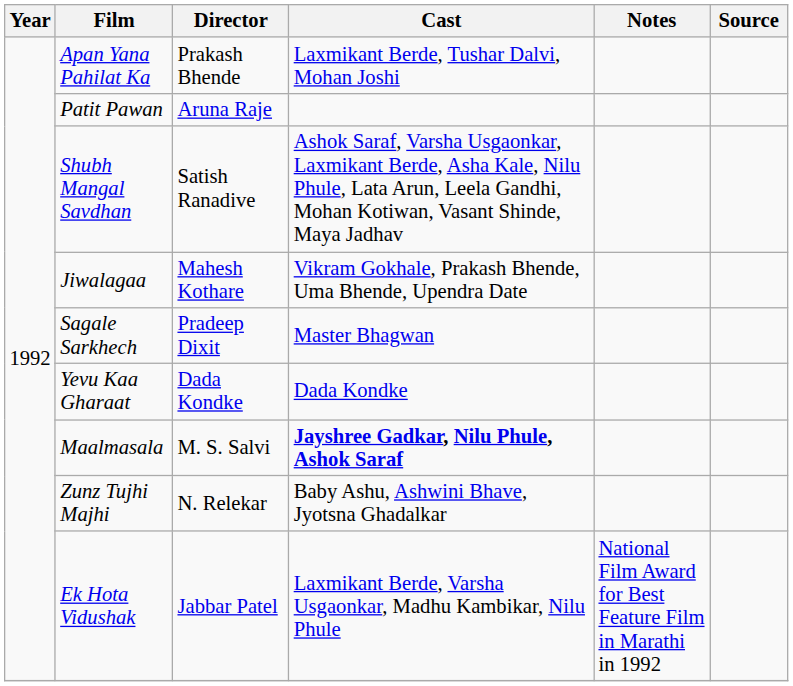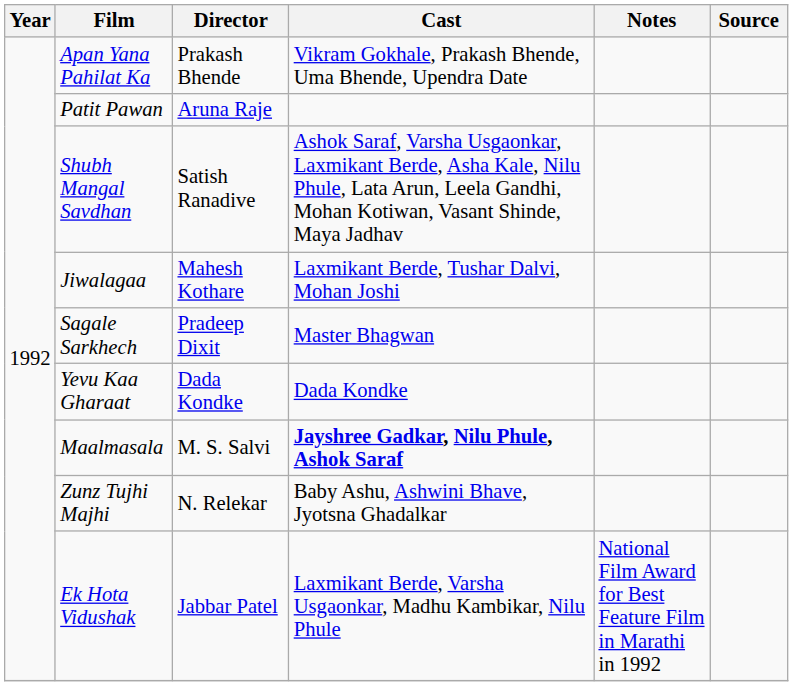(427, 65) Laxmikant Berde, Tushar Dalvi, Mohan Joshi -> (437, 65) Vikram Gokhale, Prakash Bhende, Uma Bhende, Upendra Date
(437, 279) Vikram Gokhale, Prakash Bhende, Uma Bhende, Upendra Date -> (427, 279) Laxmikant Berde, Tushar Dalvi, Mohan Joshi
